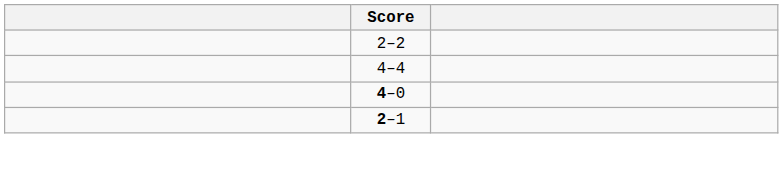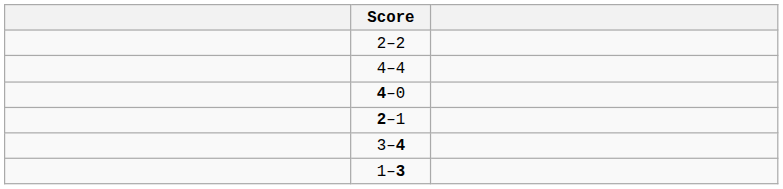+ row: (391, 146)
+ row: (391, 171)
